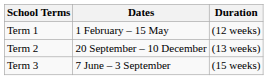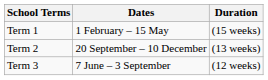(236, 30) (12 weeks) -> (236, 30) (15 weeks)
(236, 65) (15 weeks) -> (236, 65) (12 weeks)
